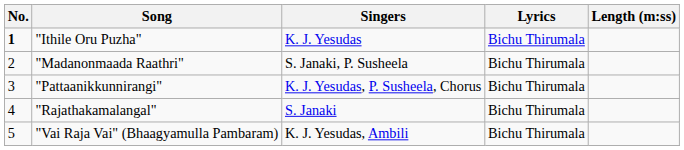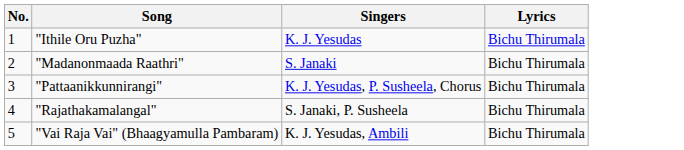- column: (634, 16)
(11, 40) bold -> (11, 40) normal
(346, 63) S. Janaki, P. Susheela -> (311, 63) S. Janaki
(311, 110) S. Janaki -> (346, 110) S. Janaki, P. Susheela
